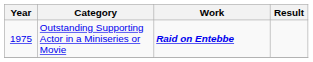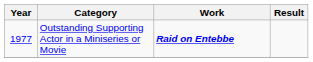(21, 39) 1975 -> (21, 39) 1977
